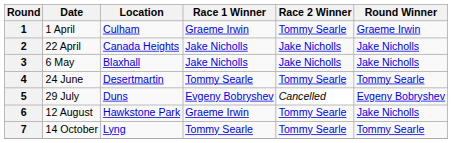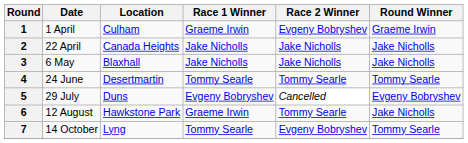(313, 29) Tommy Searle -> (323, 29) Evgeny Bobryshev
(313, 129) Tommy Searle -> (323, 129) Evgeny Bobryshev
